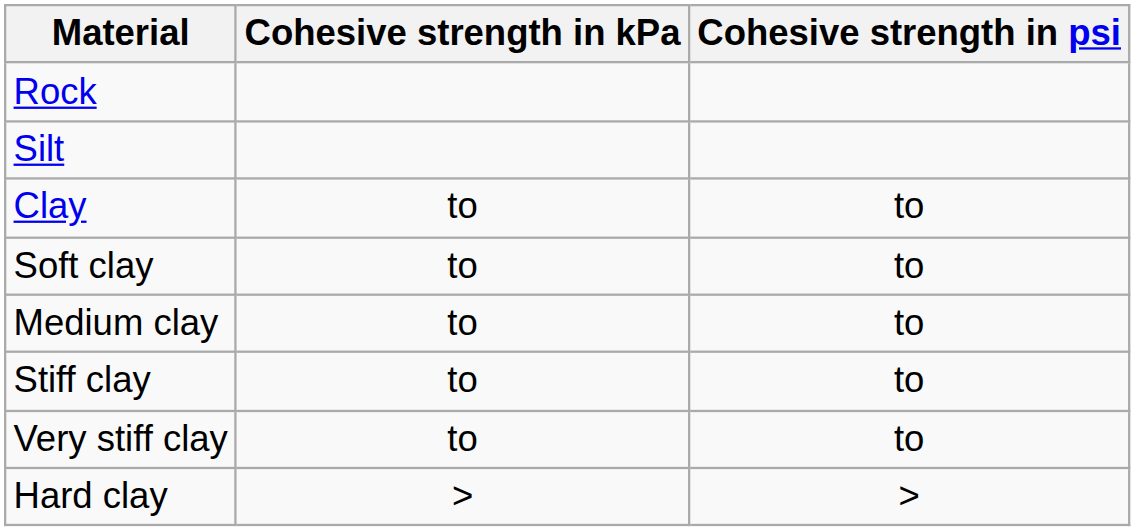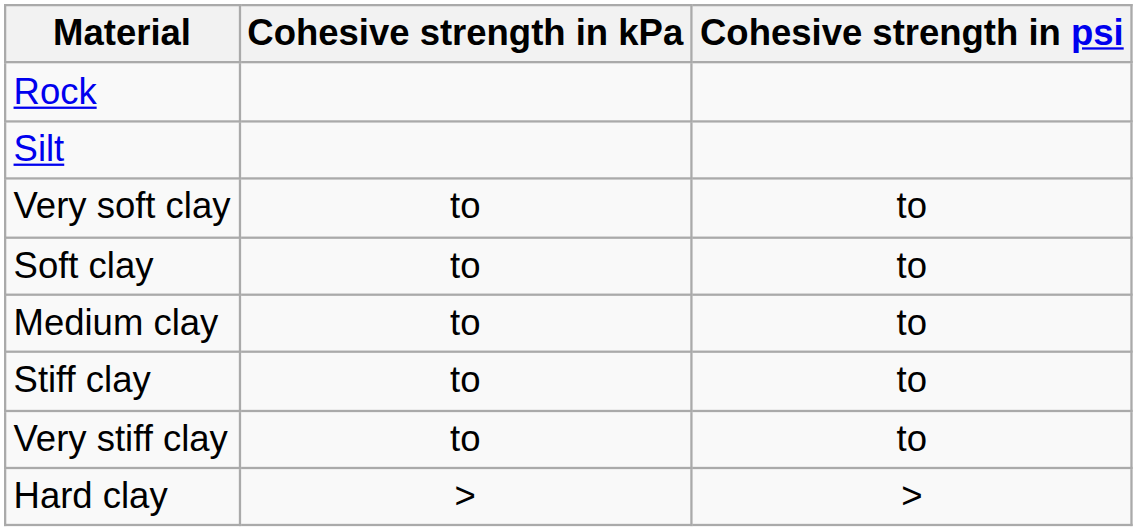- row: (50, 206)
+ row: (122, 206)
